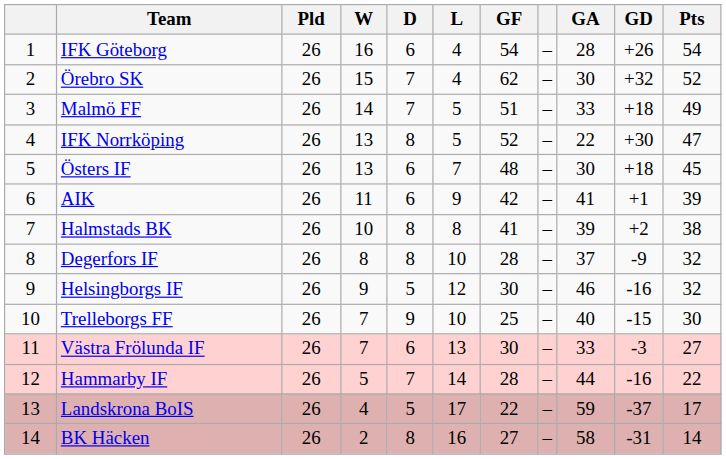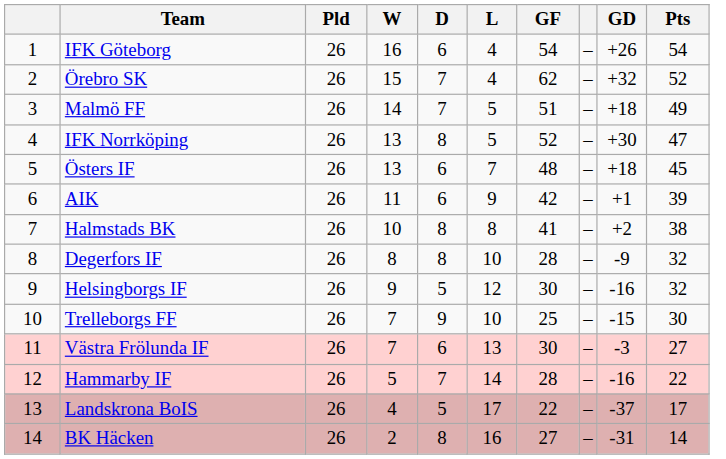- column: (585, 19)
